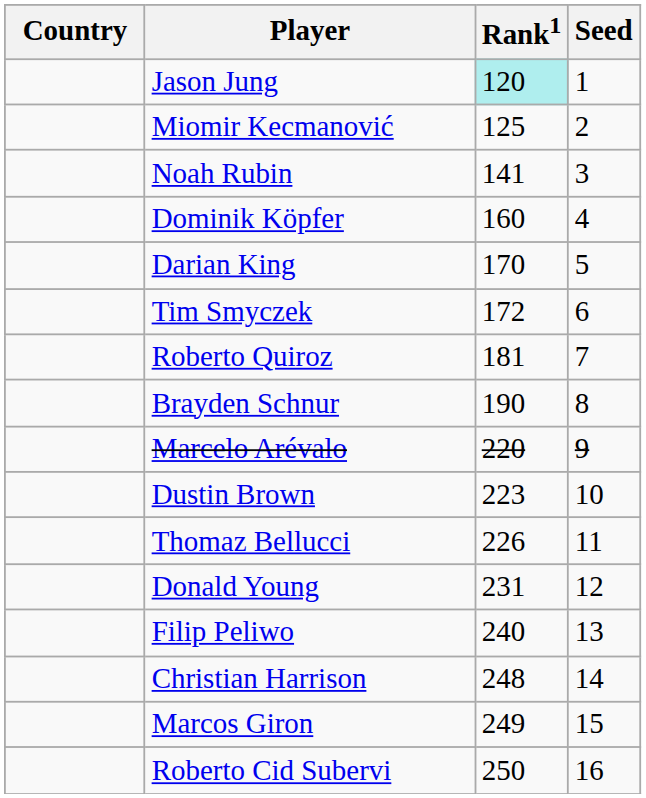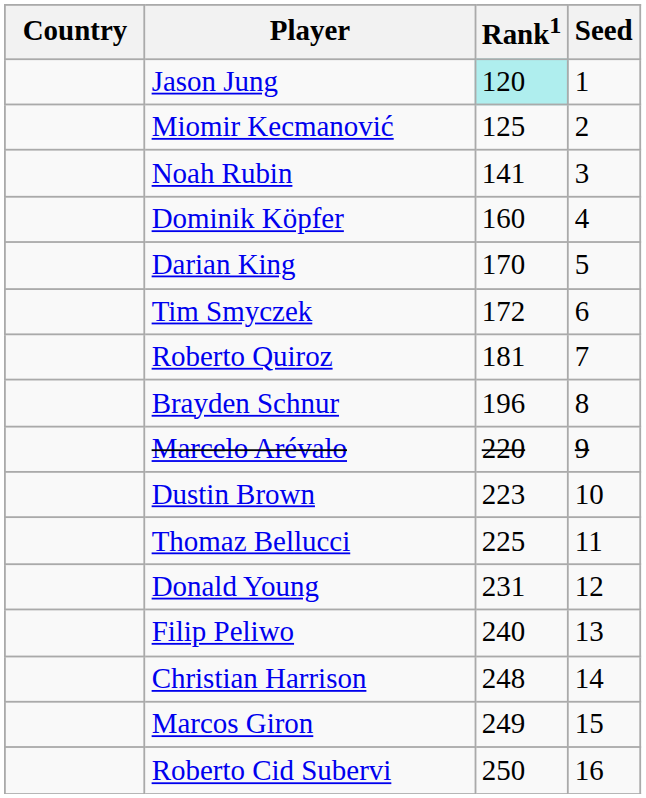(503, 402) 190 -> (503, 402) 196
(503, 540) 226 -> (503, 540) 225
